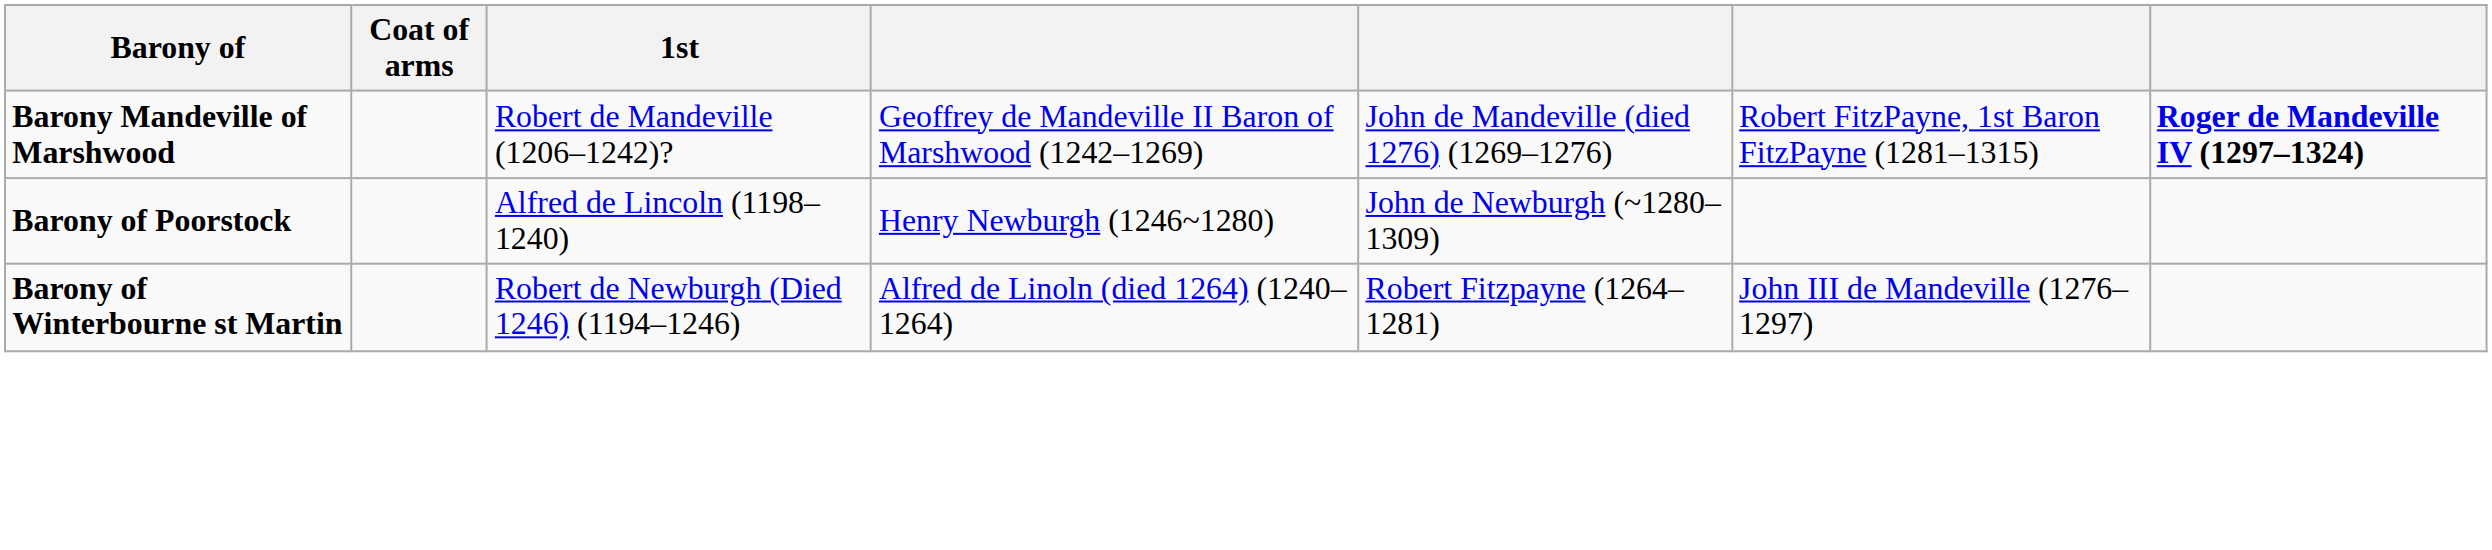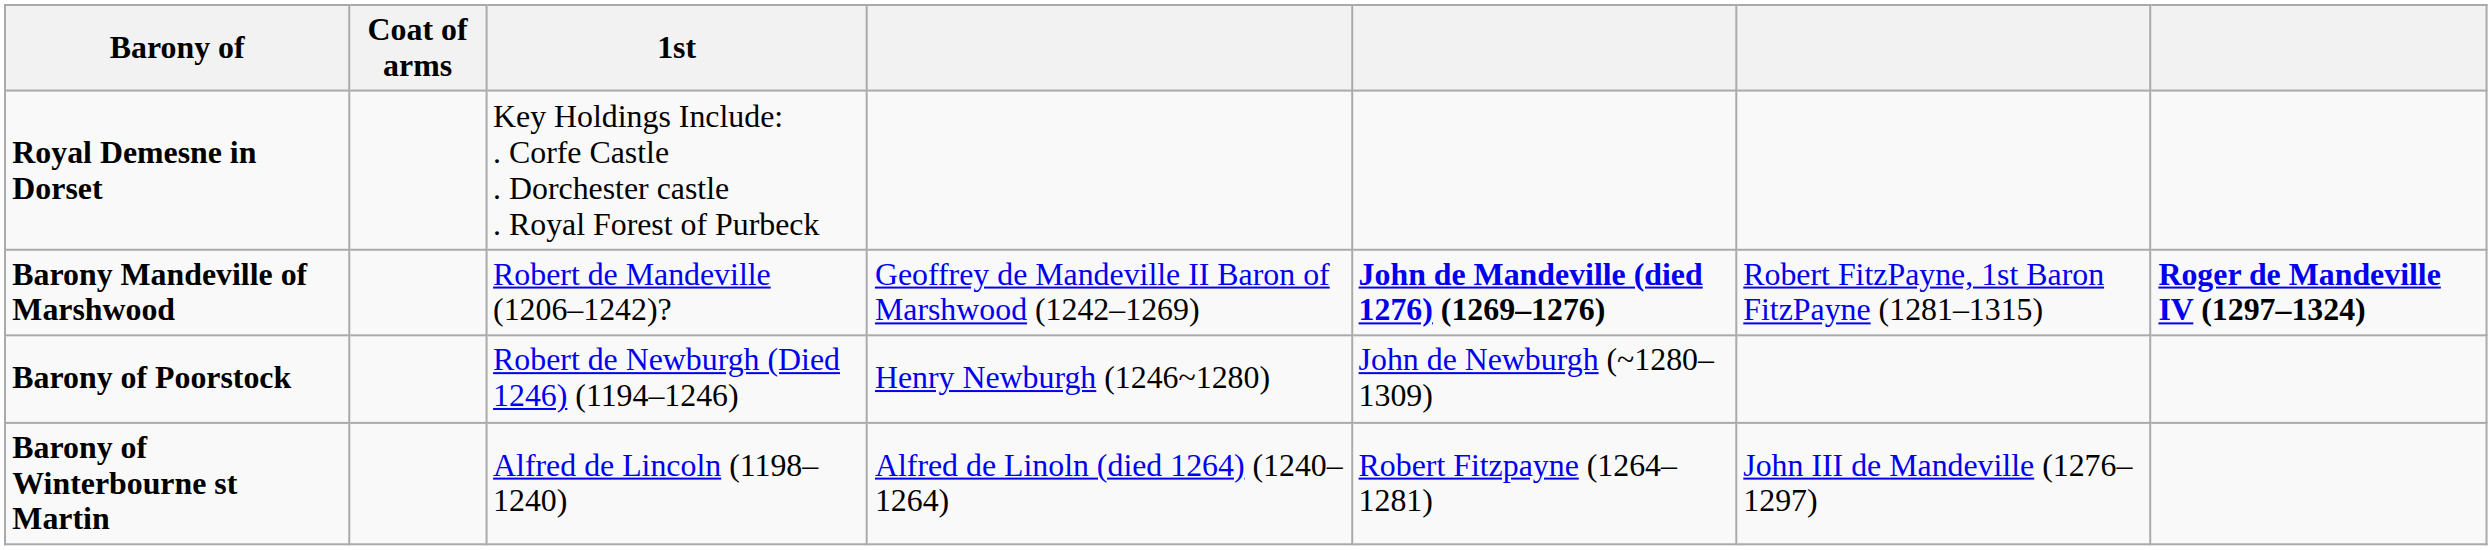+ row: (134, 169)
(1528, 133) normal -> (1531, 291) bold
(657, 220) Alfred de Lincoln (1198–1240) -> (667, 378) Robert de Newburgh (Died 1246) (1194–1246)
(668, 306) Robert de Newburgh (Died 1246) (1194–1246) -> (656, 482) Alfred de Lincoln (1198–1240)
